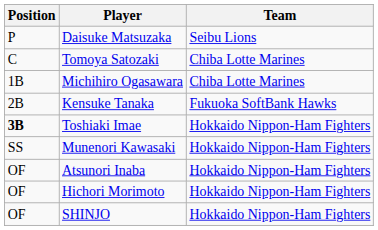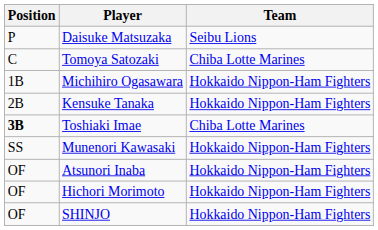(247, 81) Chiba Lotte Marines -> (280, 81) Hokkaido Nippon-Ham Fighters
(263, 103) Fukuoka SoftBank Hawks -> (280, 103) Hokkaido Nippon-Ham Fighters
(280, 125) Hokkaido Nippon-Ham Fighters -> (247, 125) Chiba Lotte Marines
